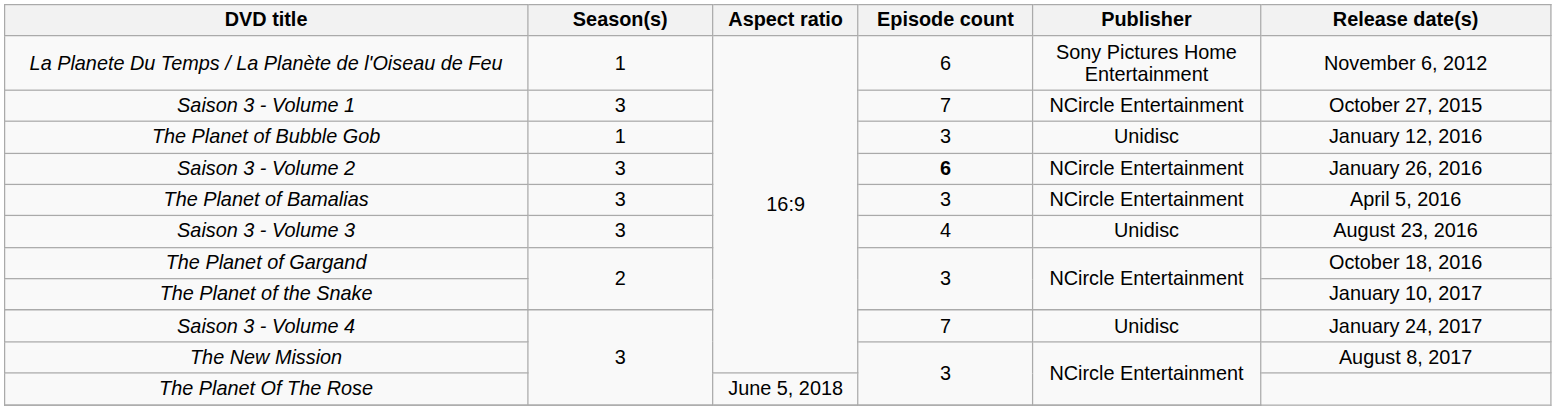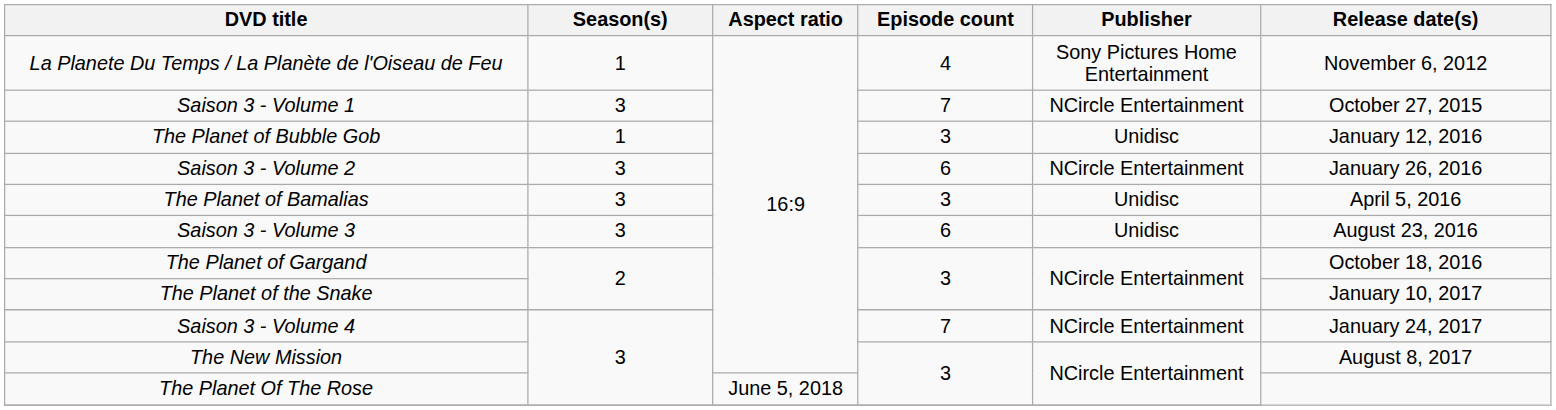(945, 62) 6 -> (945, 62) 4
(945, 168) bold -> (945, 168) normal
(1146, 199) NCircle Entertainment -> (1146, 199) Unidisc
(945, 231) 4 -> (945, 231) 6
(1146, 325) Unidisc -> (1146, 325) NCircle Entertainment
